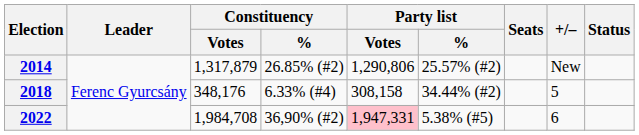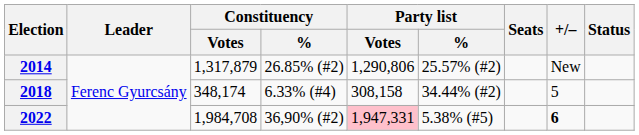(220, 92) 348,176 -> (220, 92) 348,174
(555, 117) normal -> (555, 117) bold
